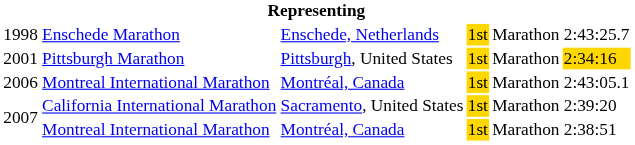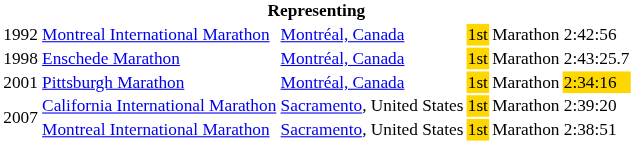+ row: (21, 34)
(360, 34) Enschede, Netherlands -> (342, 58) Montréal, Canada
(367, 58) Pittsburgh, United States -> (342, 82) Montréal, Canada
- row: (21, 82)
(342, 129) Montréal, Canada -> (372, 129) Sacramento, United States
